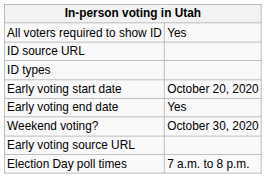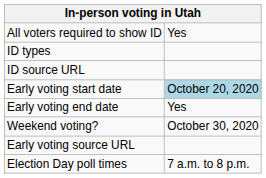rows swapped: (29, 70) <-> (46, 51)
(213, 88) no background -> (213, 88) lightblue background
